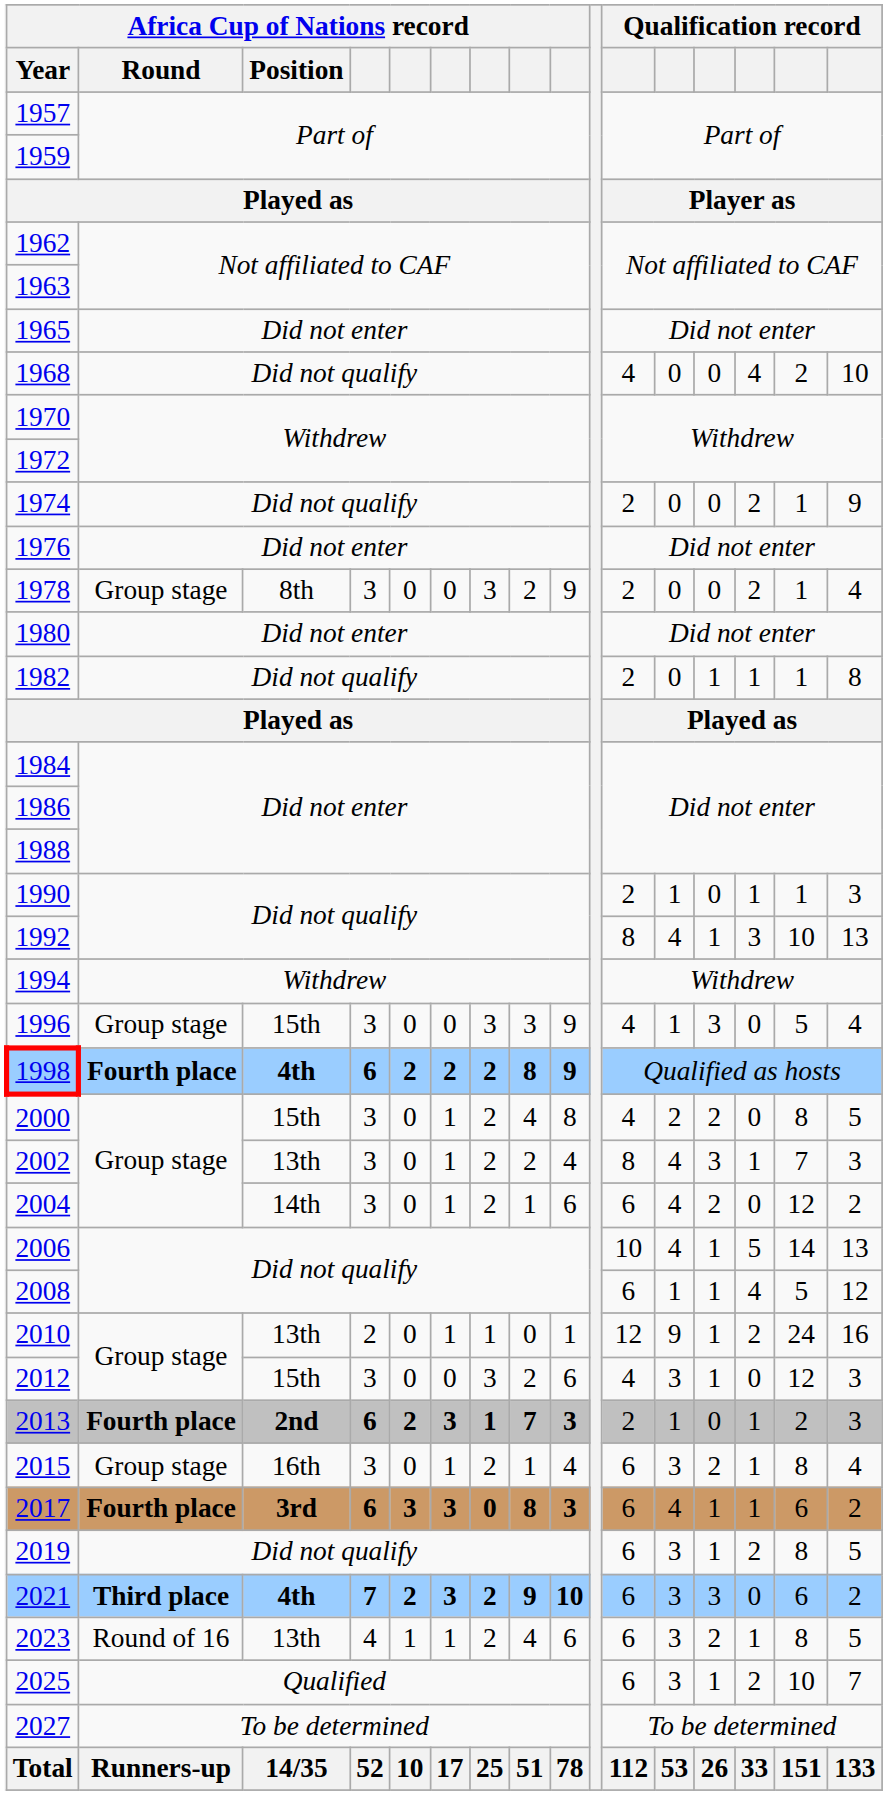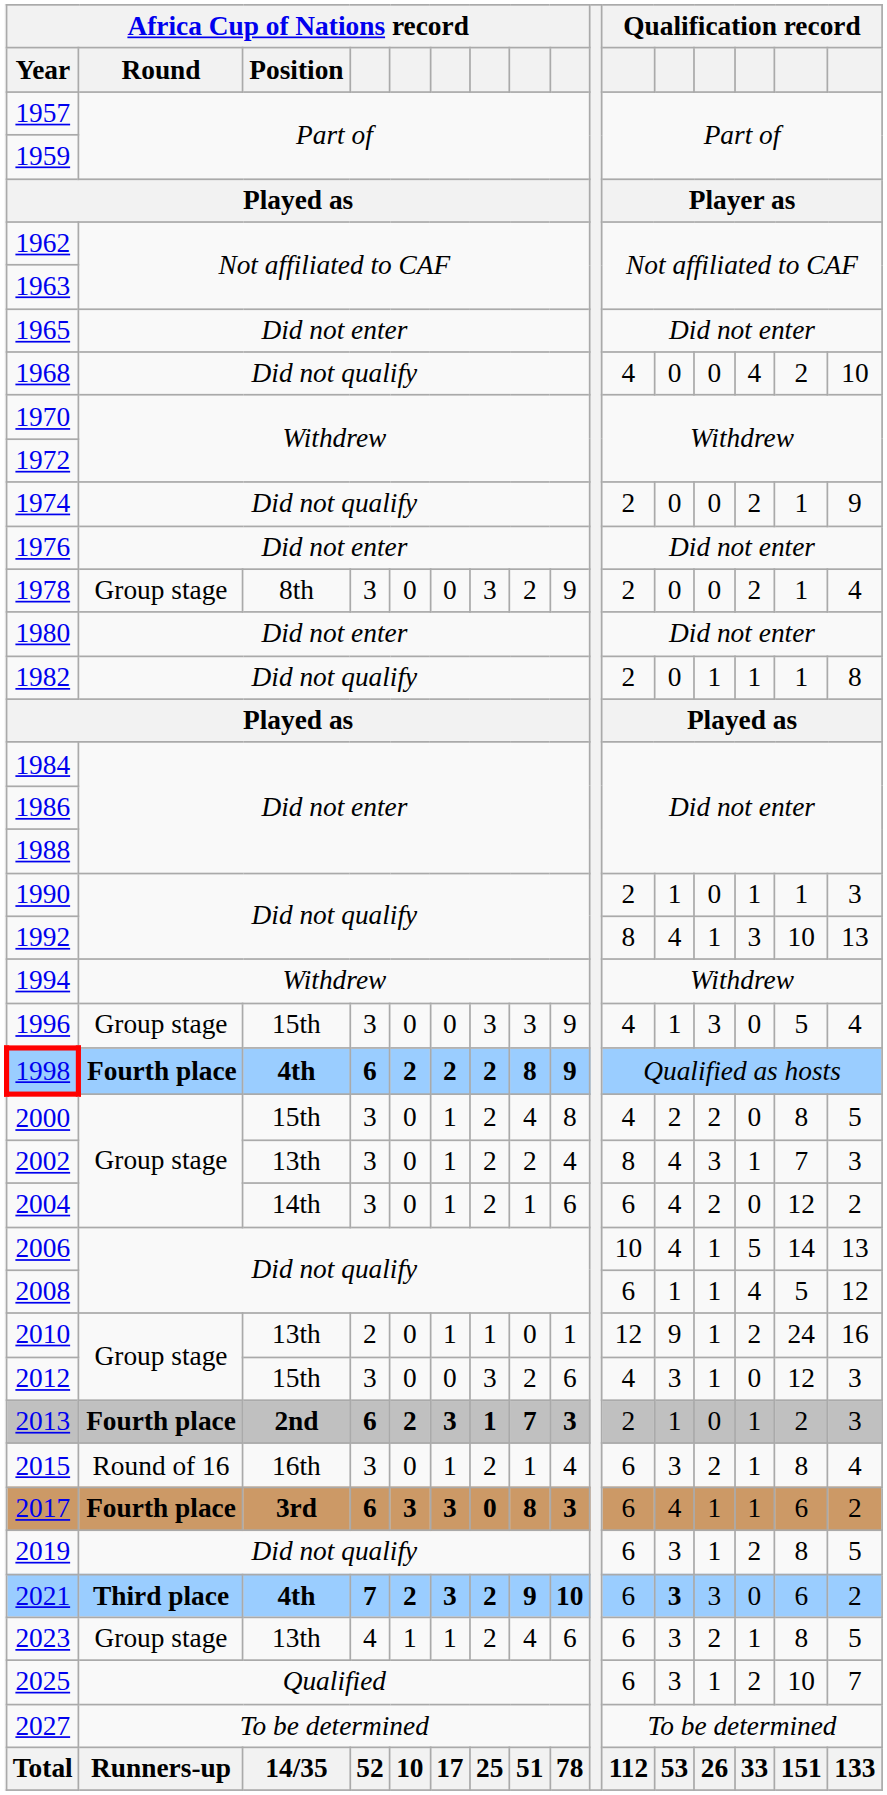(161, 1464) Group stage -> (161, 1464) Round of 16
(674, 1595) normal -> (674, 1595) bold
(161, 1638) Round of 16 -> (161, 1638) Group stage
